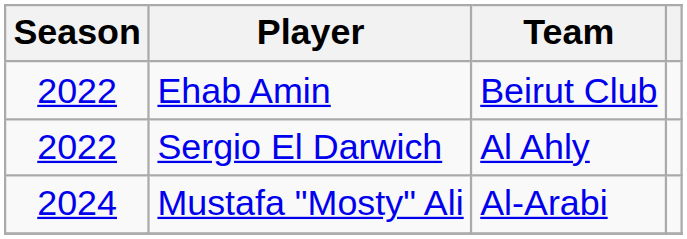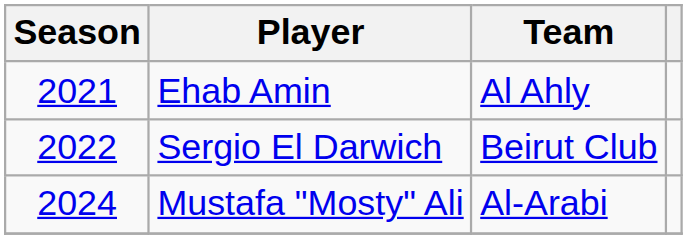(77, 89) 2022 -> (77, 89) 2021
(569, 89) Beirut Club -> (535, 89) Al Ahly
(535, 146) Al Ahly -> (569, 146) Beirut Club
